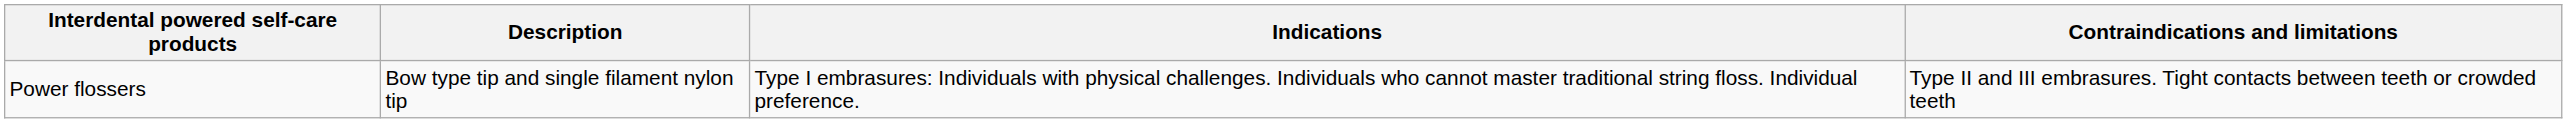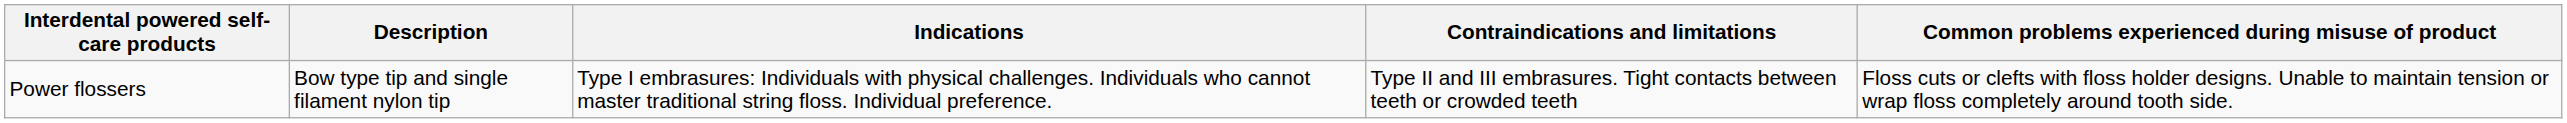+ column: (2210, 32)
